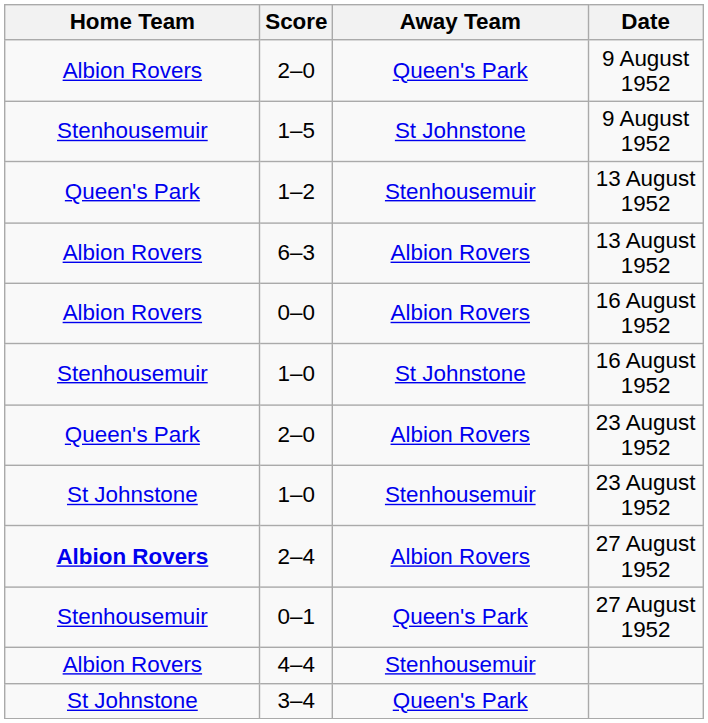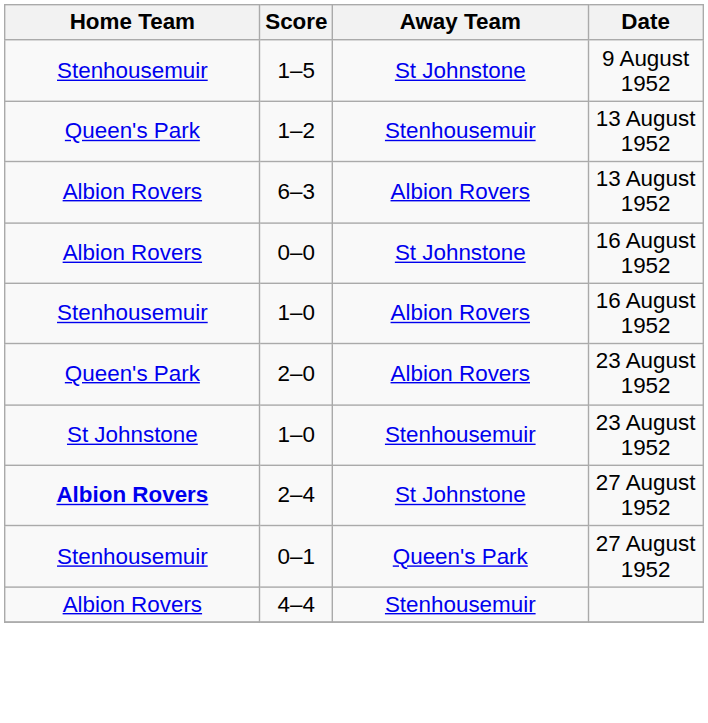- row: (296, 70)
(460, 313) Albion Rovers -> (460, 252) St Johnstone
(460, 374) St Johnstone -> (460, 313) Albion Rovers
(460, 556) Albion Rovers -> (460, 495) St Johnstone
- row: (296, 700)
